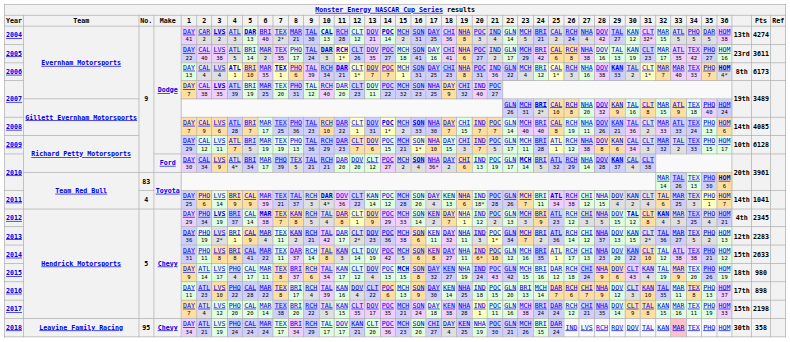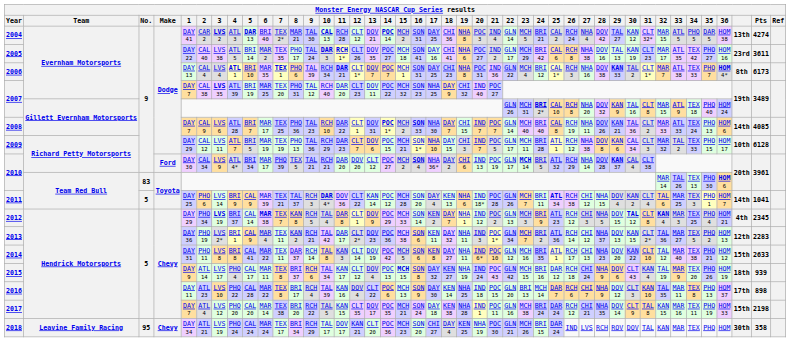(679, 71) MAR 40 -> (679, 71) ATL 38
(146, 199) 4 -> (146, 199) 5
(679, 254) ATL 38 -> (679, 254) MAR 40
(761, 272) 980 -> (761, 272) 939
(679, 327) pink background -> (679, 327) no background
